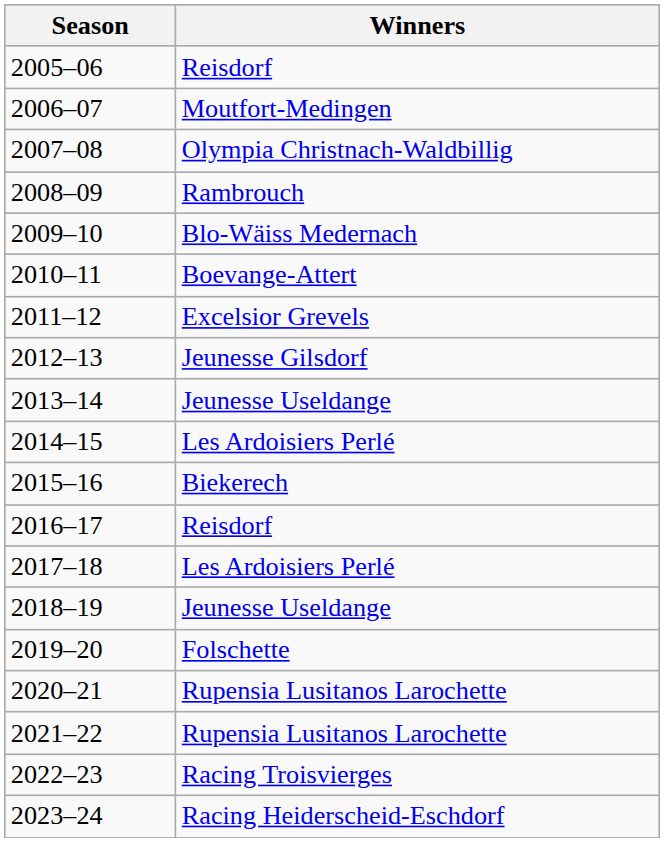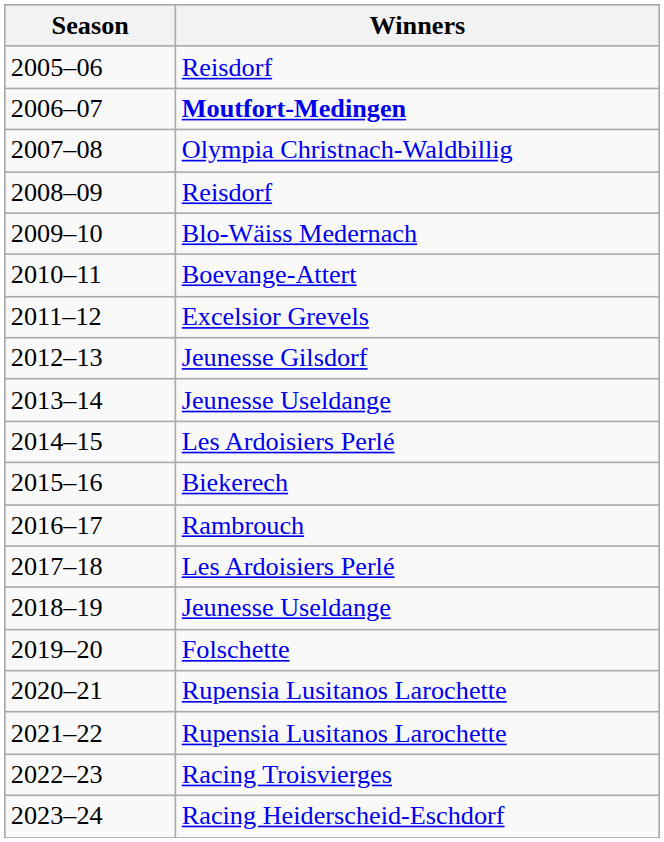(287, 108) normal -> (294, 108) bold
(243, 191) Rambrouch -> (227, 191) Reisdorf
(227, 524) Reisdorf -> (243, 524) Rambrouch
